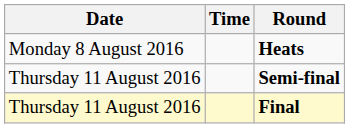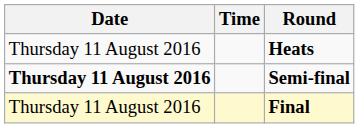(96, 48) Monday 8 August 2016 -> (105, 48) Thursday 11 August 2016
(105, 78) normal -> (110, 78) bold
